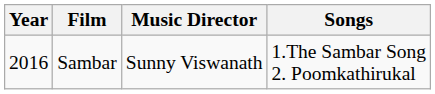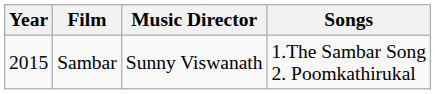(29, 61) 2016 -> (29, 61) 2015
